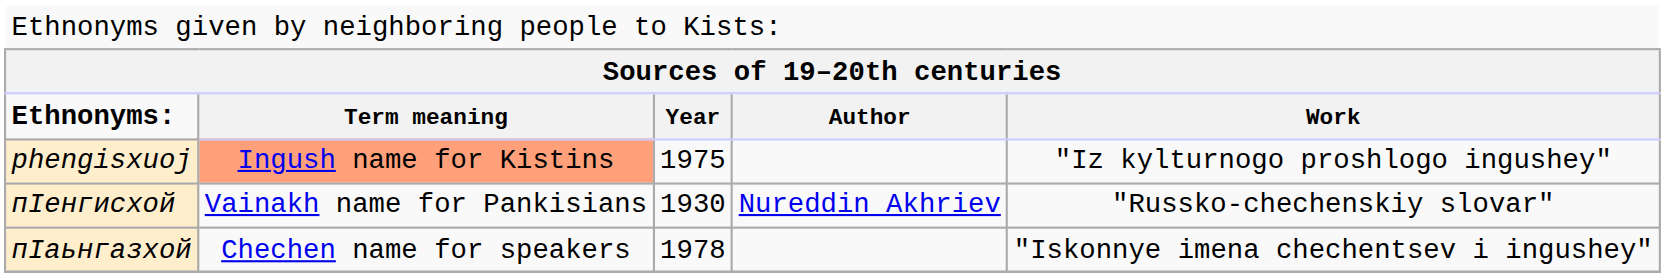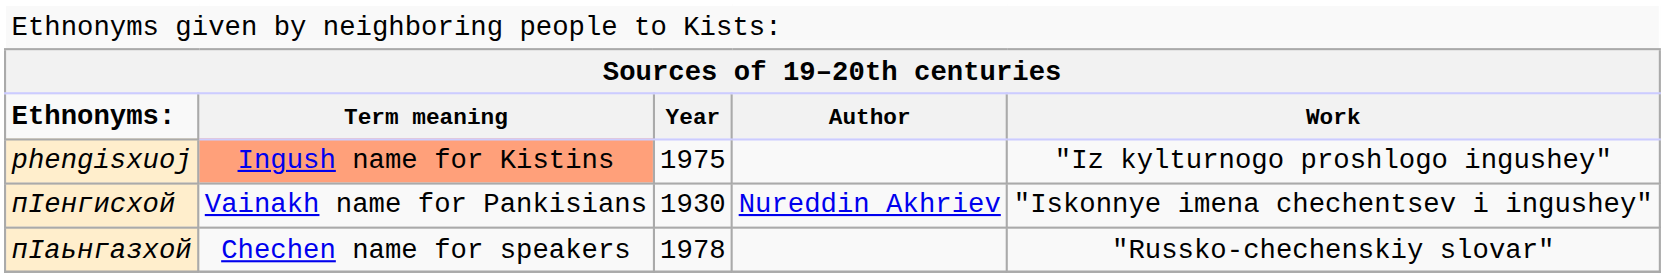(1333, 205) "Russko-chechenskiy slovar" -> (1333, 205) "Iskonnye imena chechentsev i ingushey"
(1333, 250) "Iskonnye imena chechentsev i ingushey" -> (1333, 250) "Russko-chechenskiy slovar"
